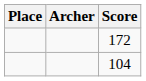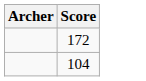- column: (25, 16)
